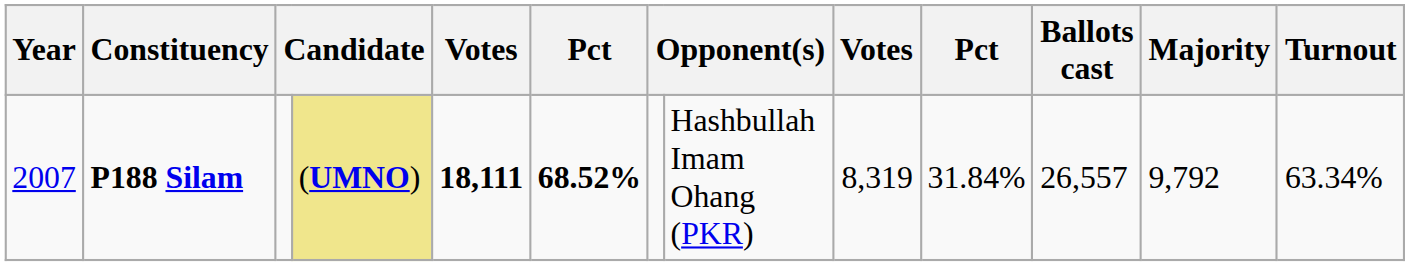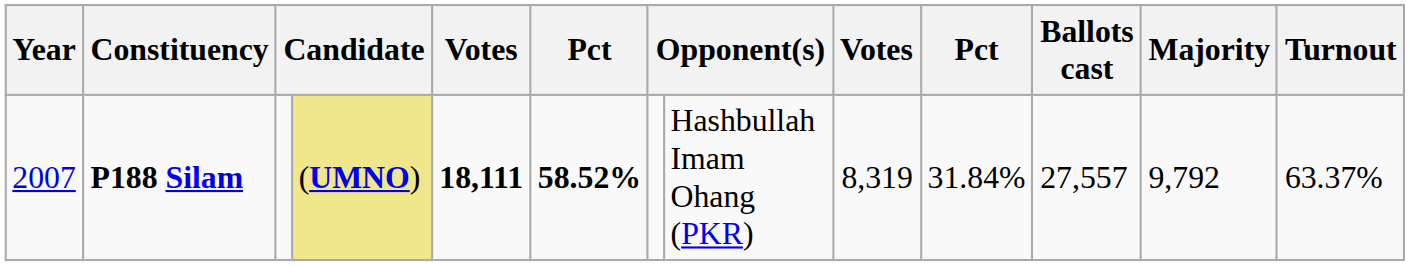(589, 177) 68.52% -> (589, 177) 58.52%
(1084, 177) 26,557 -> (1084, 177) 27,557
(1334, 177) 63.34% -> (1334, 177) 63.37%
